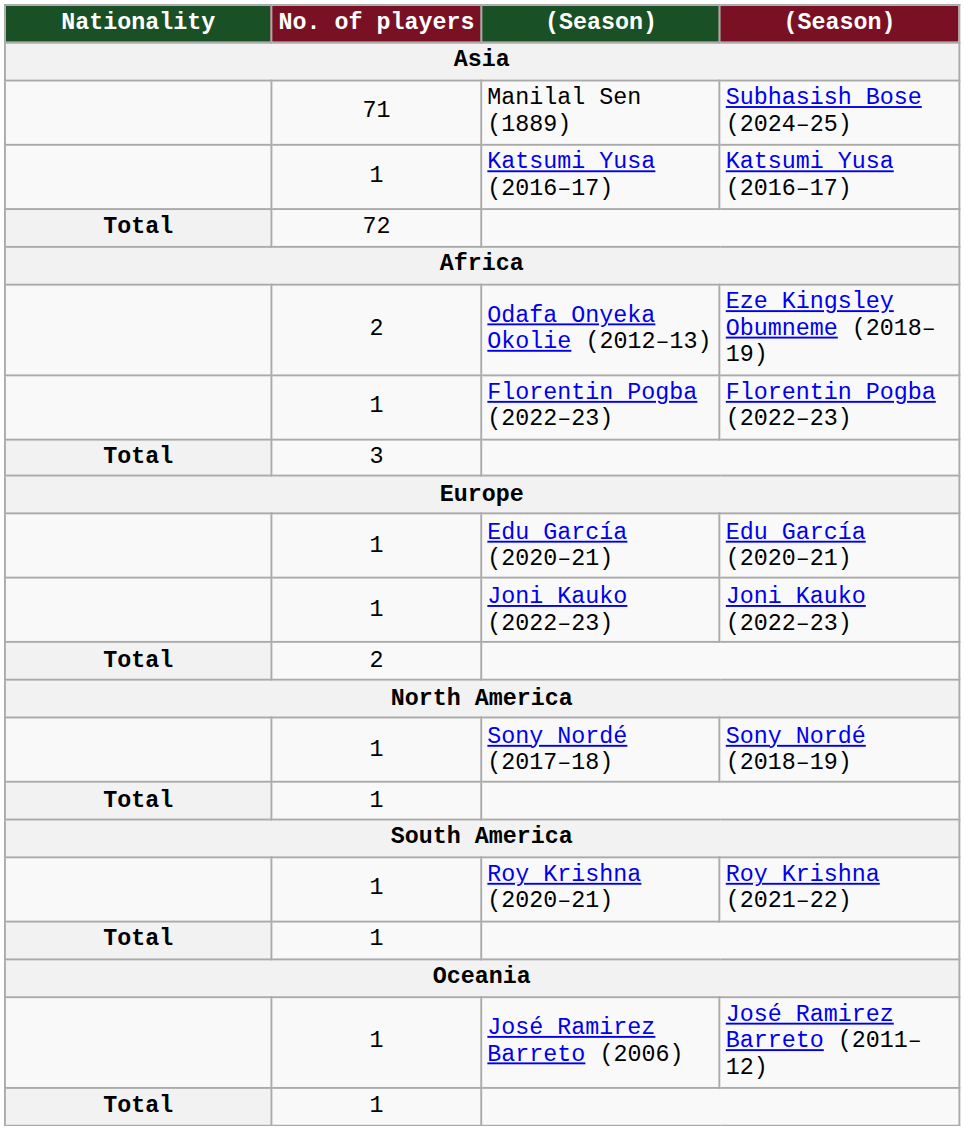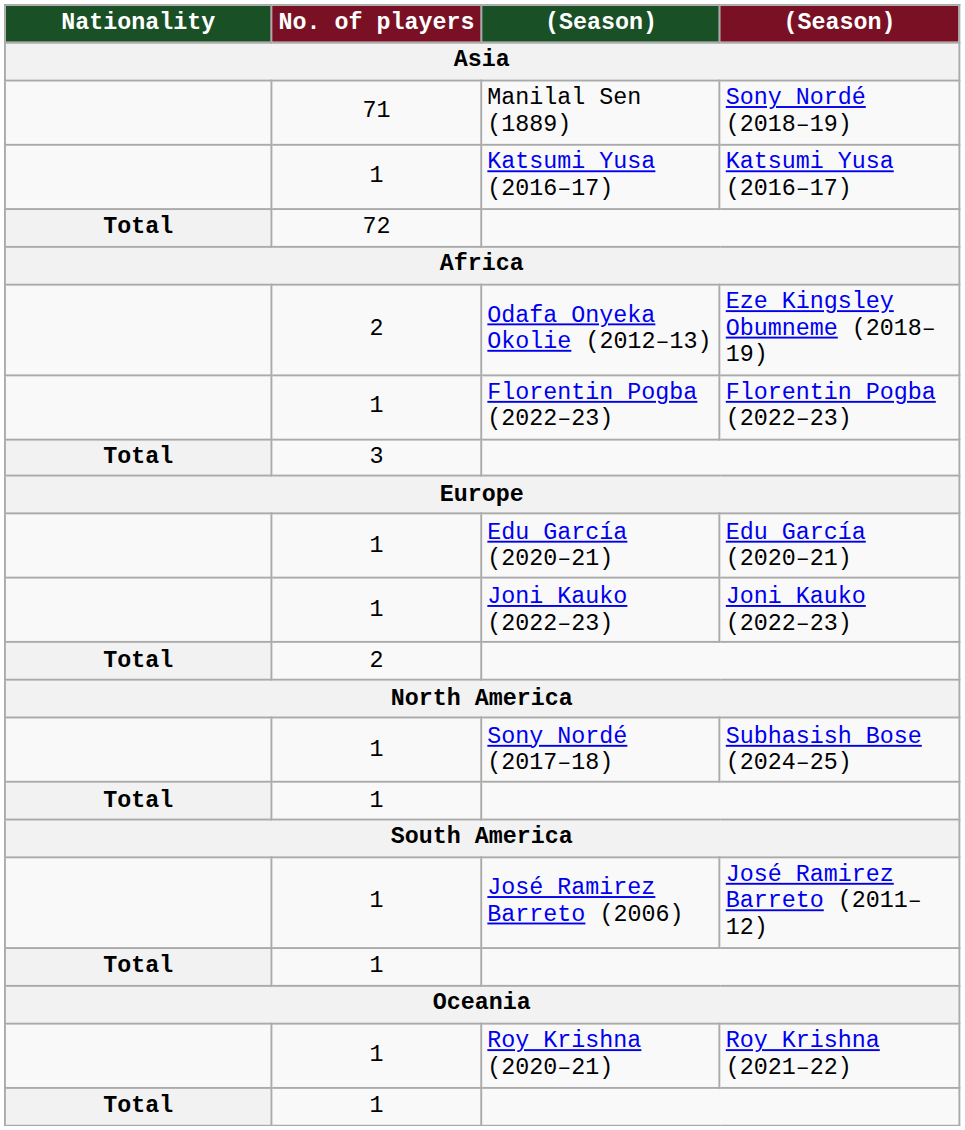(824, 113) Subhasish Bose (2024–25) -> (796, 113) Sony Nordé (2018–19)
(796, 750) Sony Nordé (2018–19) -> (824, 750) Subhasish Bose (2024–25)
rows swapped: (377, 1042) <-> (377, 890)
